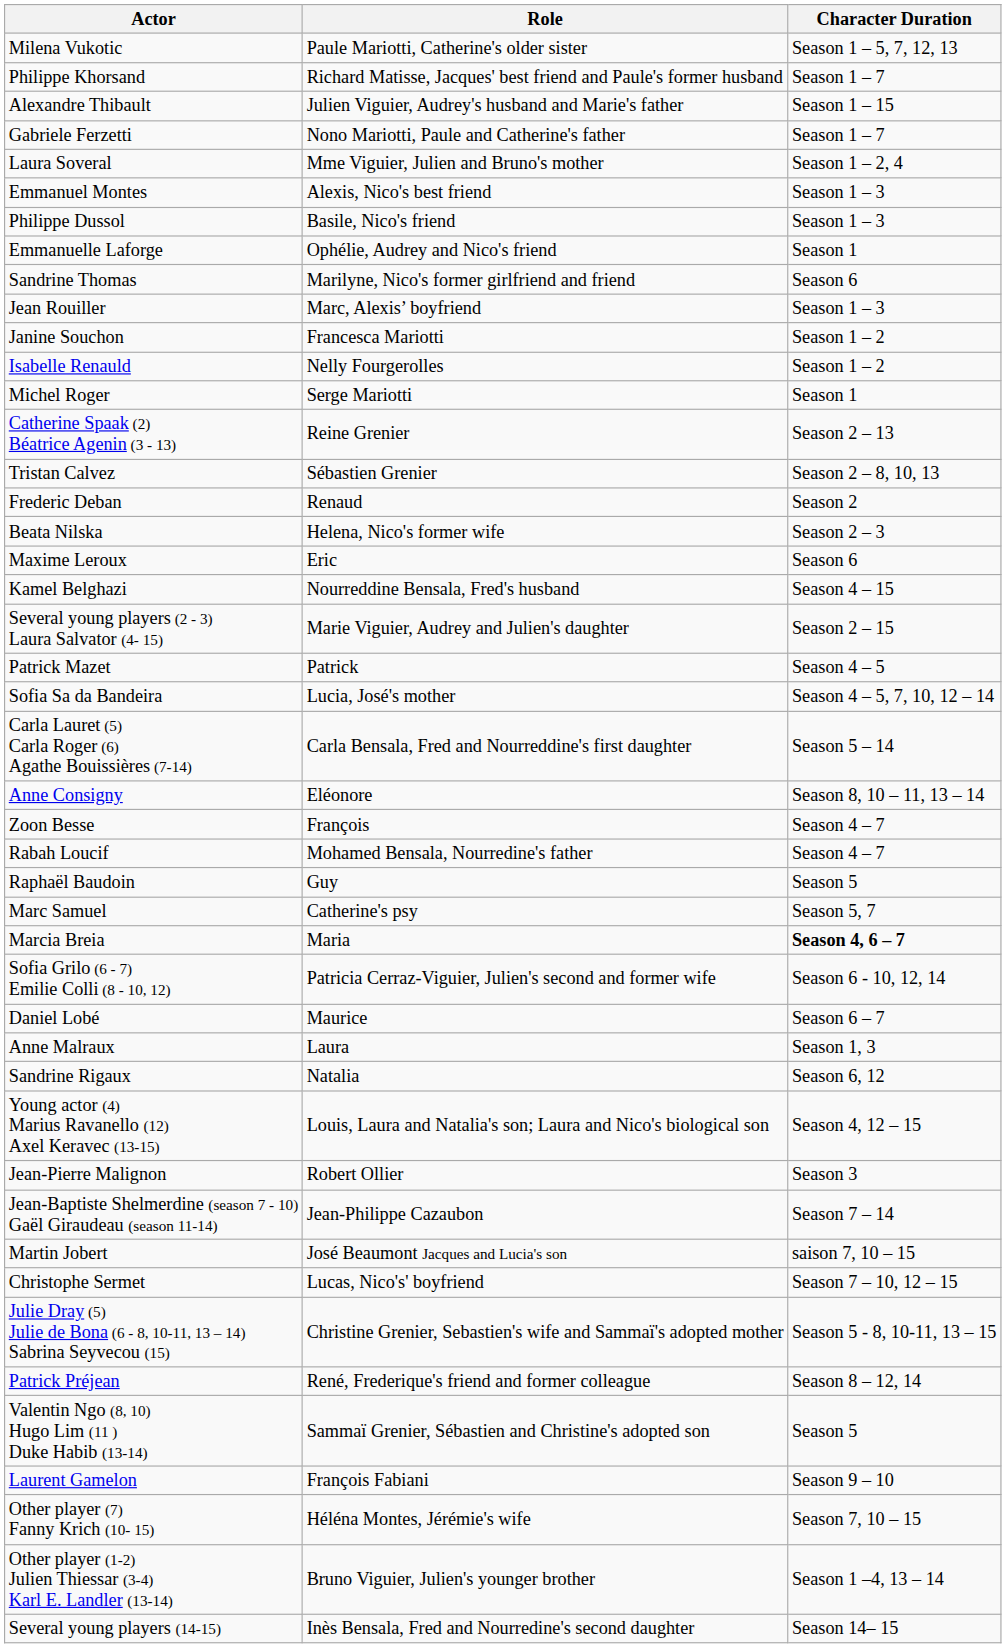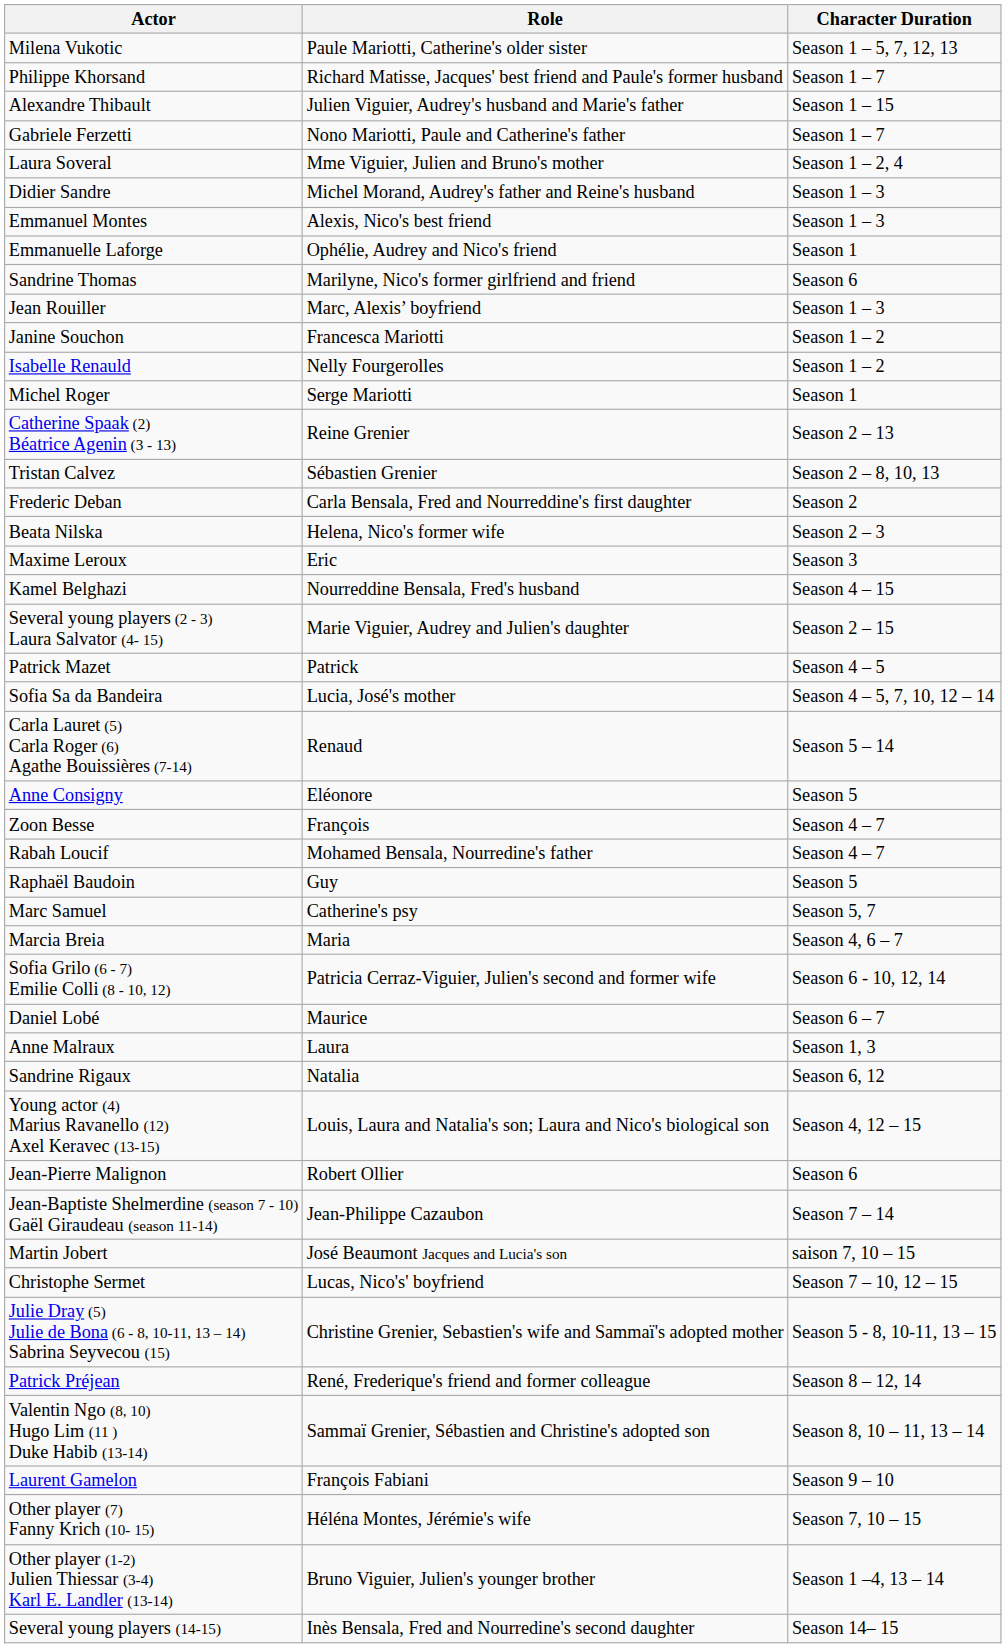+ row: (60, 192)
- row: (67, 221)
(334, 502) Renaud -> (499, 502) Carla Bensala, Fred and Nourreddine's first daughter
(825, 560) Season 6 -> (825, 560) Season 3
(499, 745) Carla Bensala, Fred and Nourreddine's first daughter -> (334, 745) Renaud
(888, 795) Season 8, 10 – 11, 13 – 14 -> (825, 795) Season 5
(848, 939) bold -> (847, 939) normal
(825, 1175) Season 3 -> (825, 1175) Season 6
(825, 1430) Season 5 -> (888, 1430) Season 8, 10 – 11, 13 – 14
